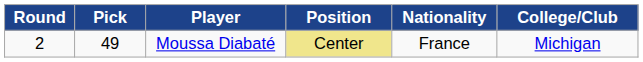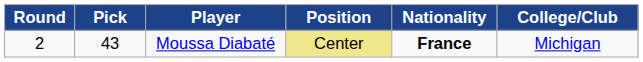(110, 43) 49 -> (110, 43) 43
(444, 43) normal -> (444, 43) bold
